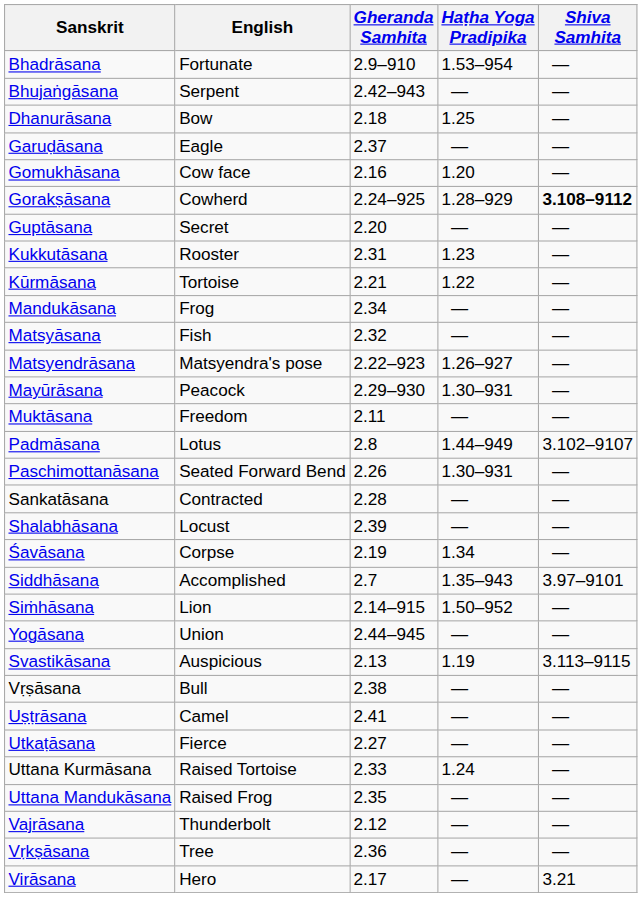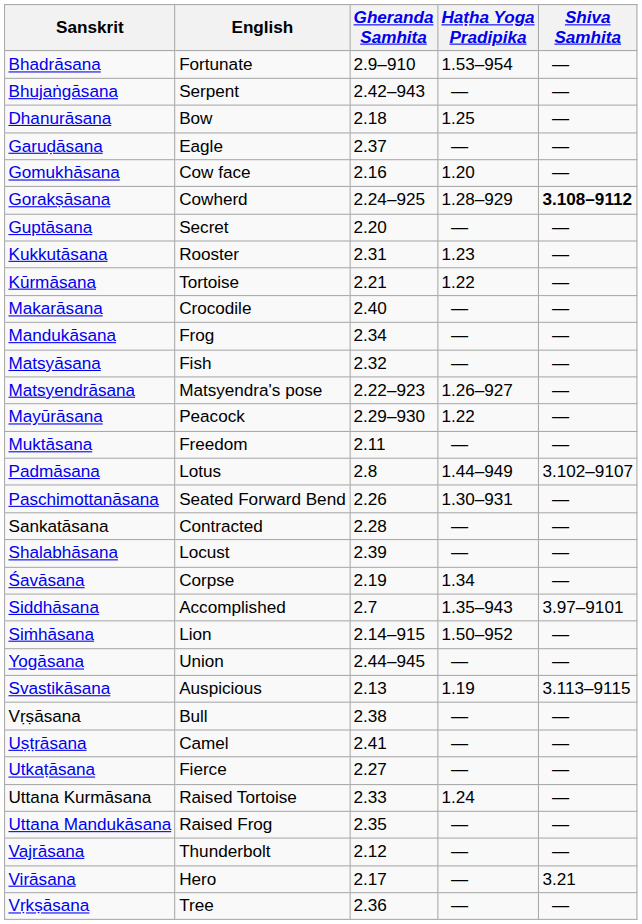+ row: (56, 308)
(477, 390) 1.30–931 -> (458, 417) 1.22
rows swapped: (42, 879) <-> (49, 851)
